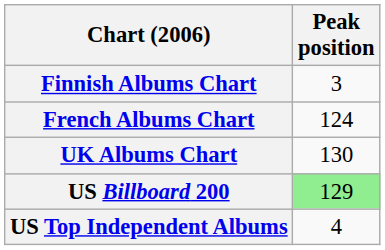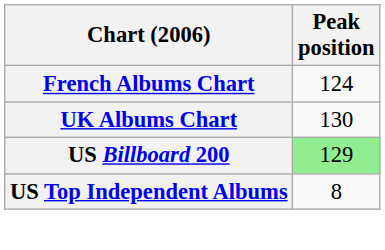- row: (149, 83)
(336, 226) 4 -> (336, 190) 8
